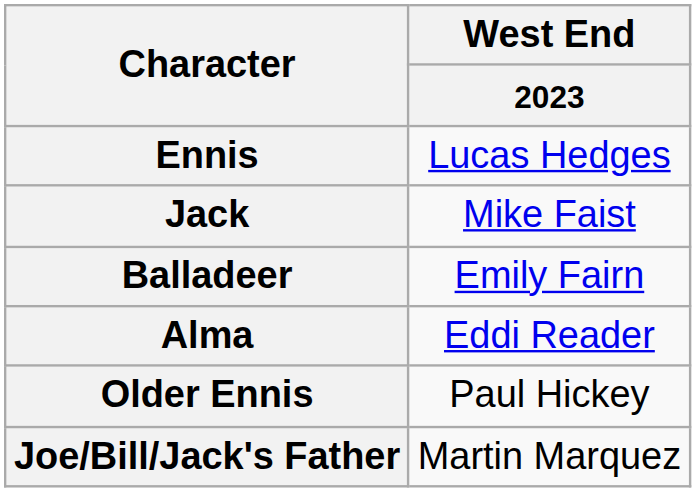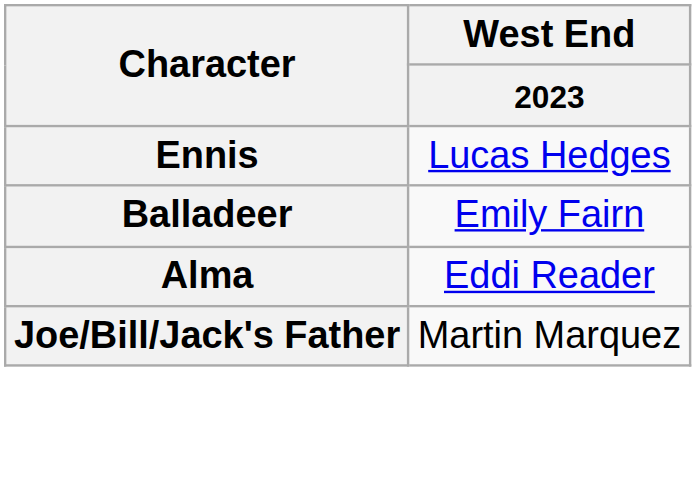- row: (207, 214)
- row: (207, 395)
